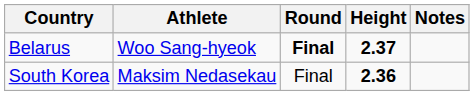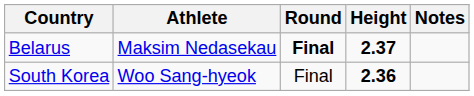(187, 47) Woo Sang-hyeok -> (197, 47) Maksim Nedasekau
(197, 76) Maksim Nedasekau -> (187, 76) Woo Sang-hyeok
